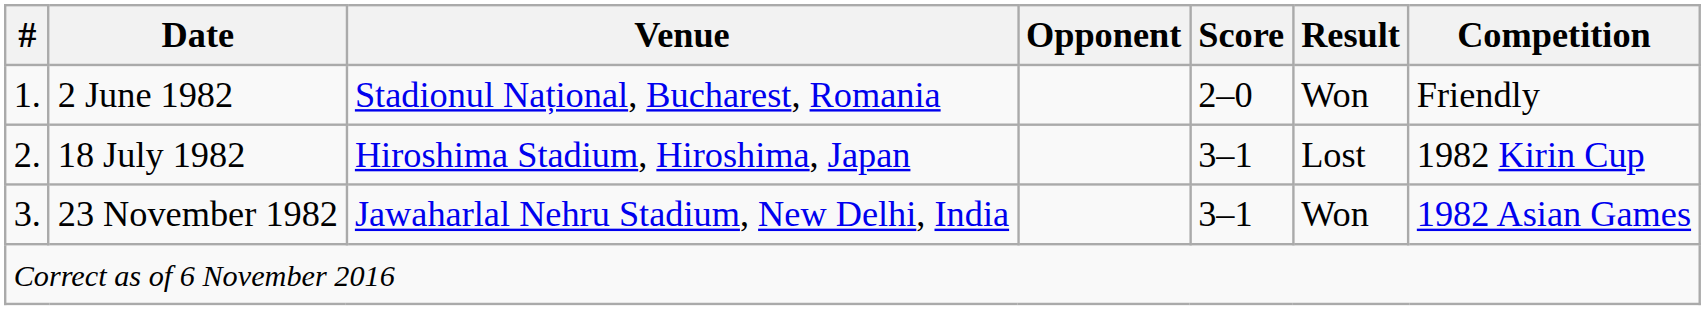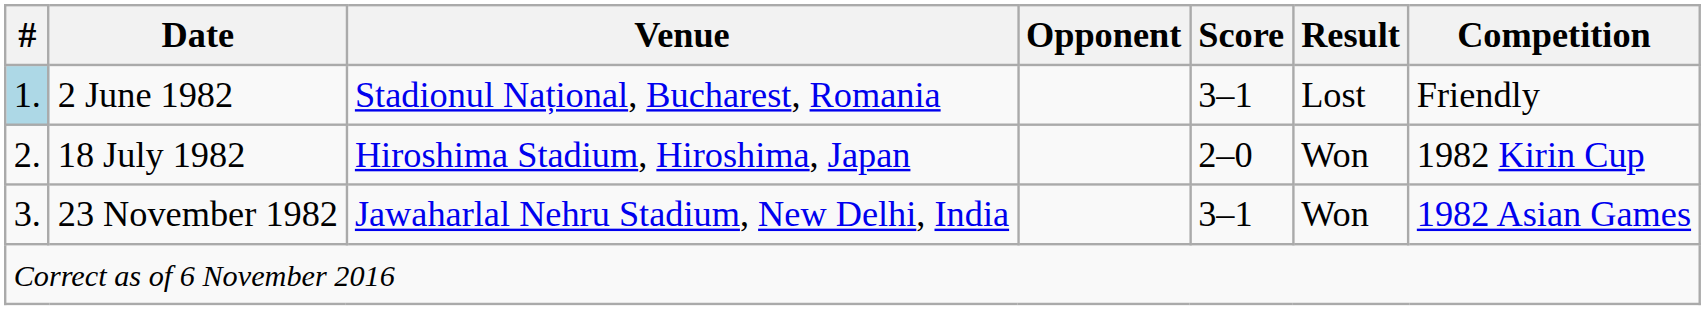(27, 94) no background -> (27, 94) lightblue background
(1225, 94) 2–0 -> (1225, 94) 3–1
(1335, 94) Won -> (1333, 94) Lost
(1225, 154) 3–1 -> (1225, 154) 2–0
(1333, 154) Lost -> (1335, 154) Won
